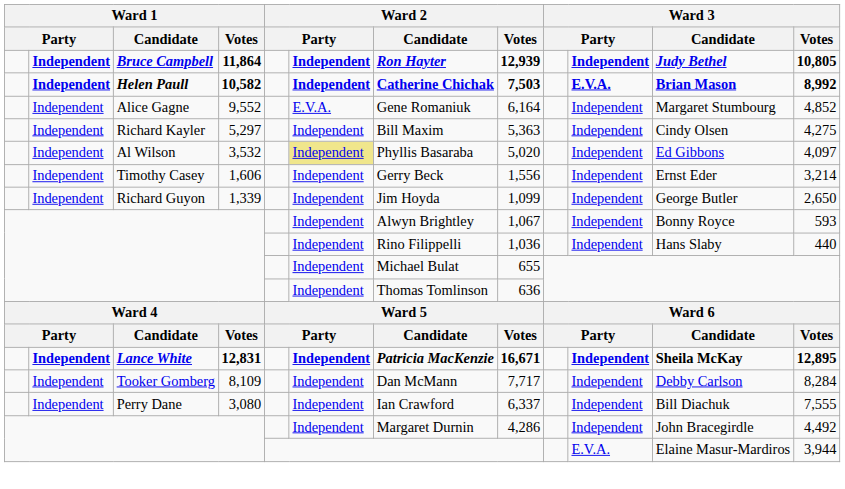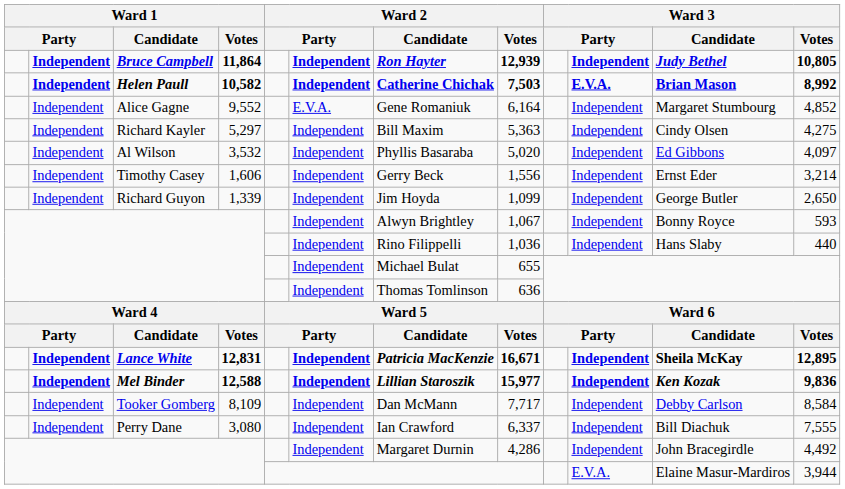(328, 152) khaki background -> (328, 152) no background
+ row: (150, 381)
(820, 381) 8,284 -> (820, 404) 8,584
